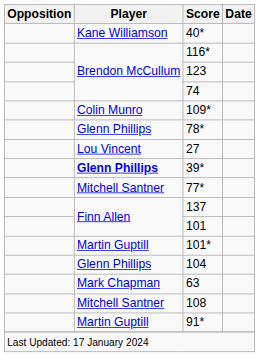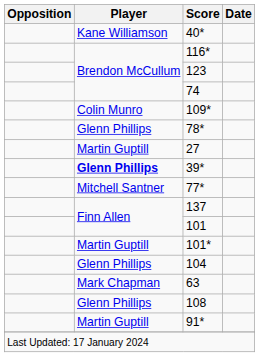(109, 149) Lou Vincent -> (113, 149) Martin Guptill
(121, 303) Mitchell Santner -> (114, 303) Glenn Phillips
